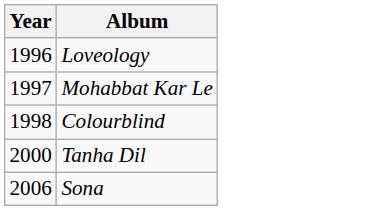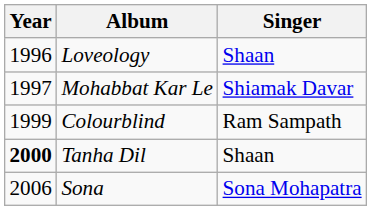+ column: (292, 21)
(31, 121) 1998 -> (31, 121) 1999
(31, 155) normal -> (31, 155) bold
